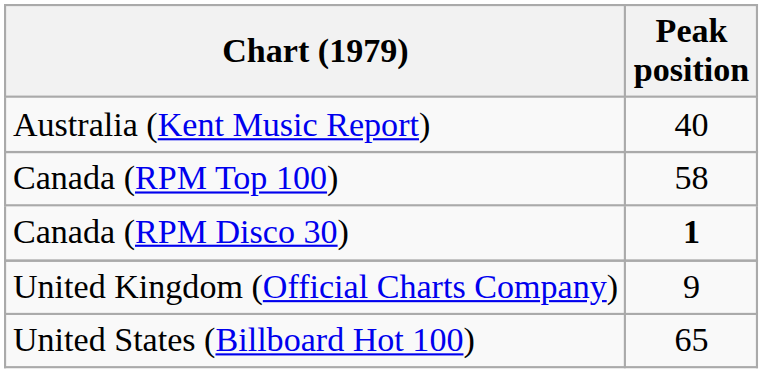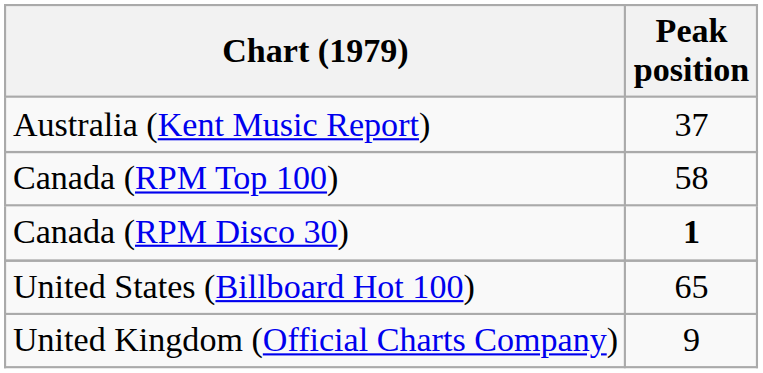(692, 123) 40 -> (692, 123) 37
rows swapped: (315, 286) <-> (244, 340)
